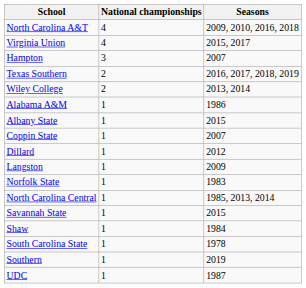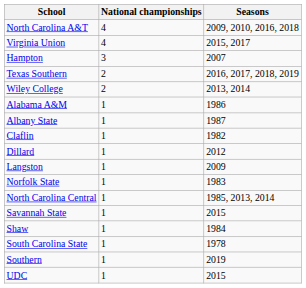(216, 120) 2015 -> (216, 120) 1987
+ row: (20, 136)
- row: (32, 136)
(216, 275) 1987 -> (216, 275) 2015
